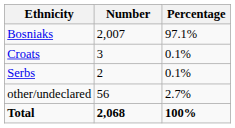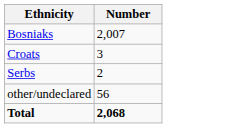- column: (196, 14)
